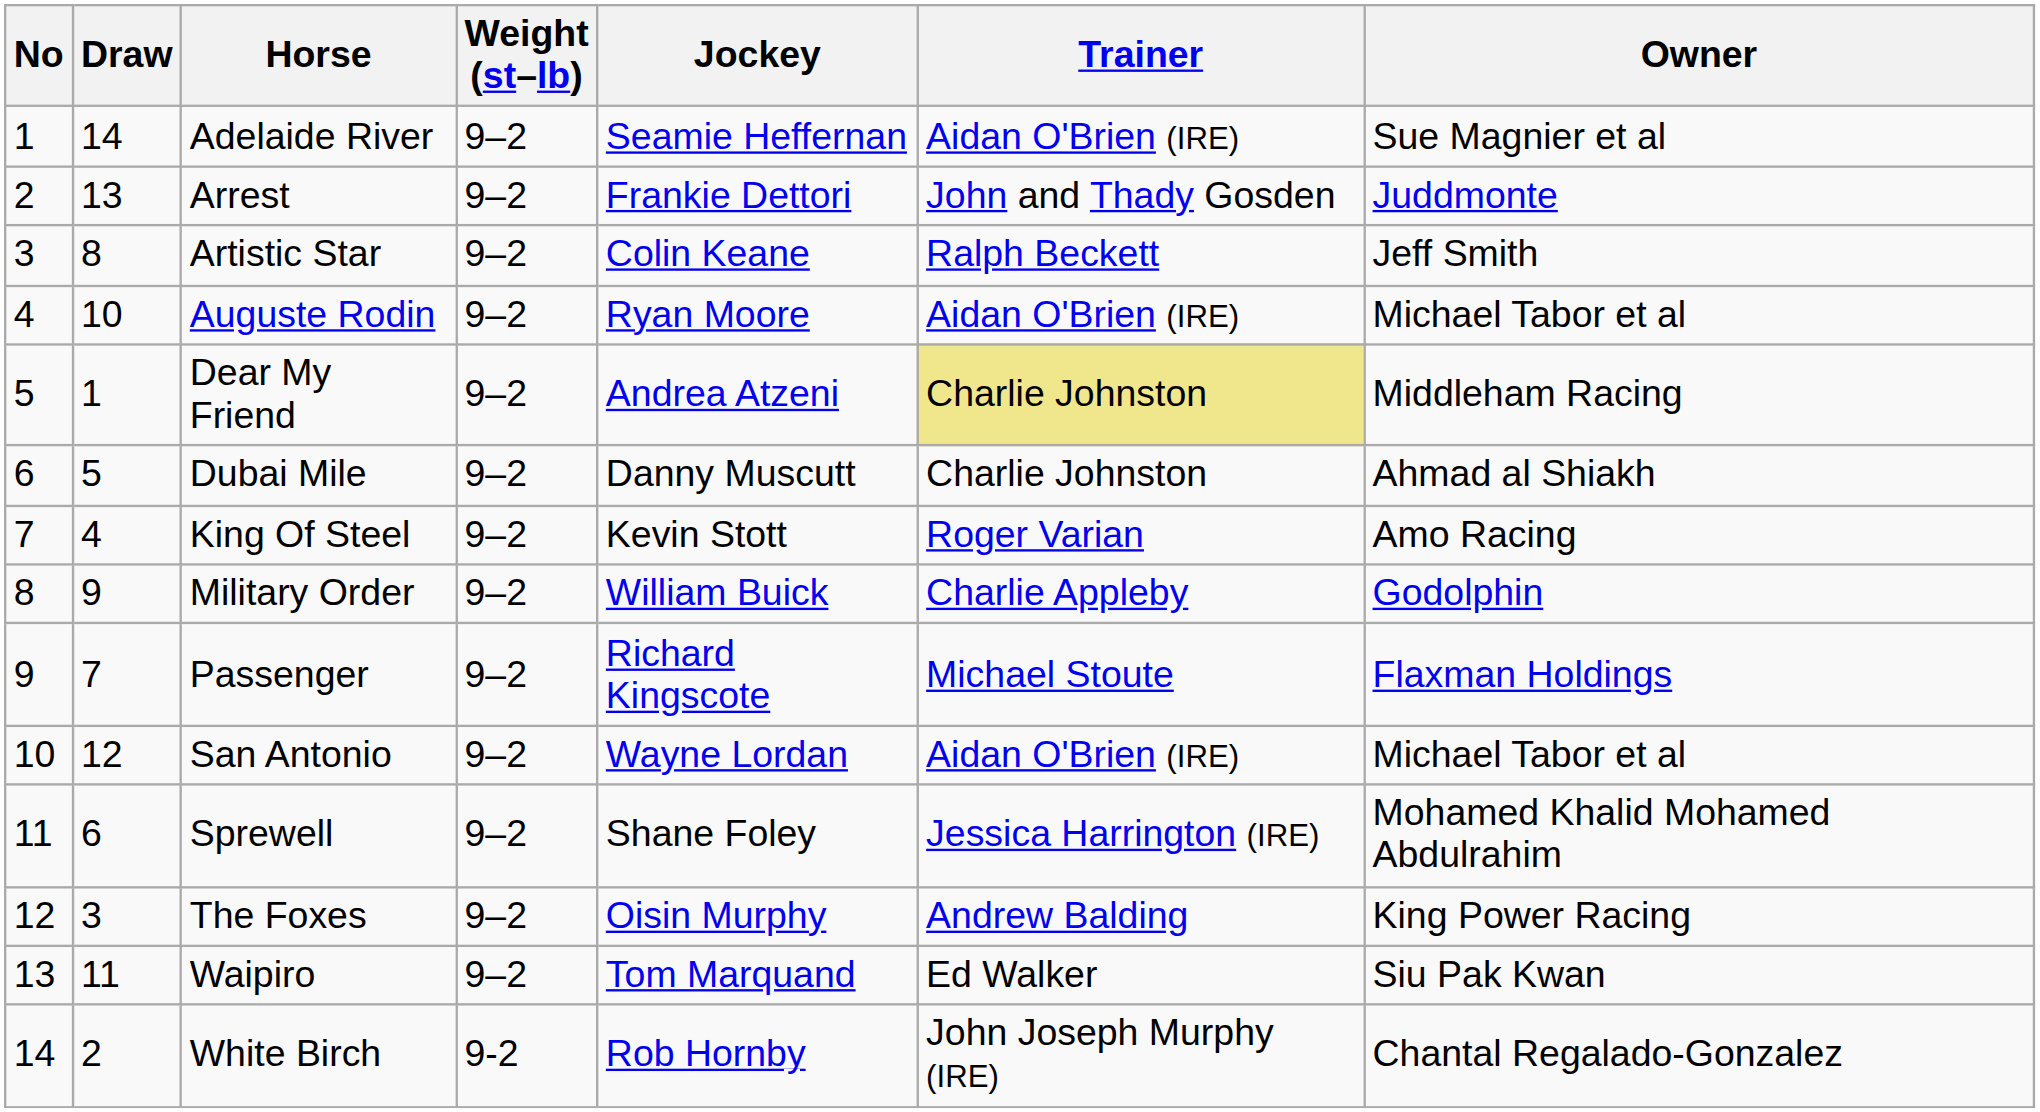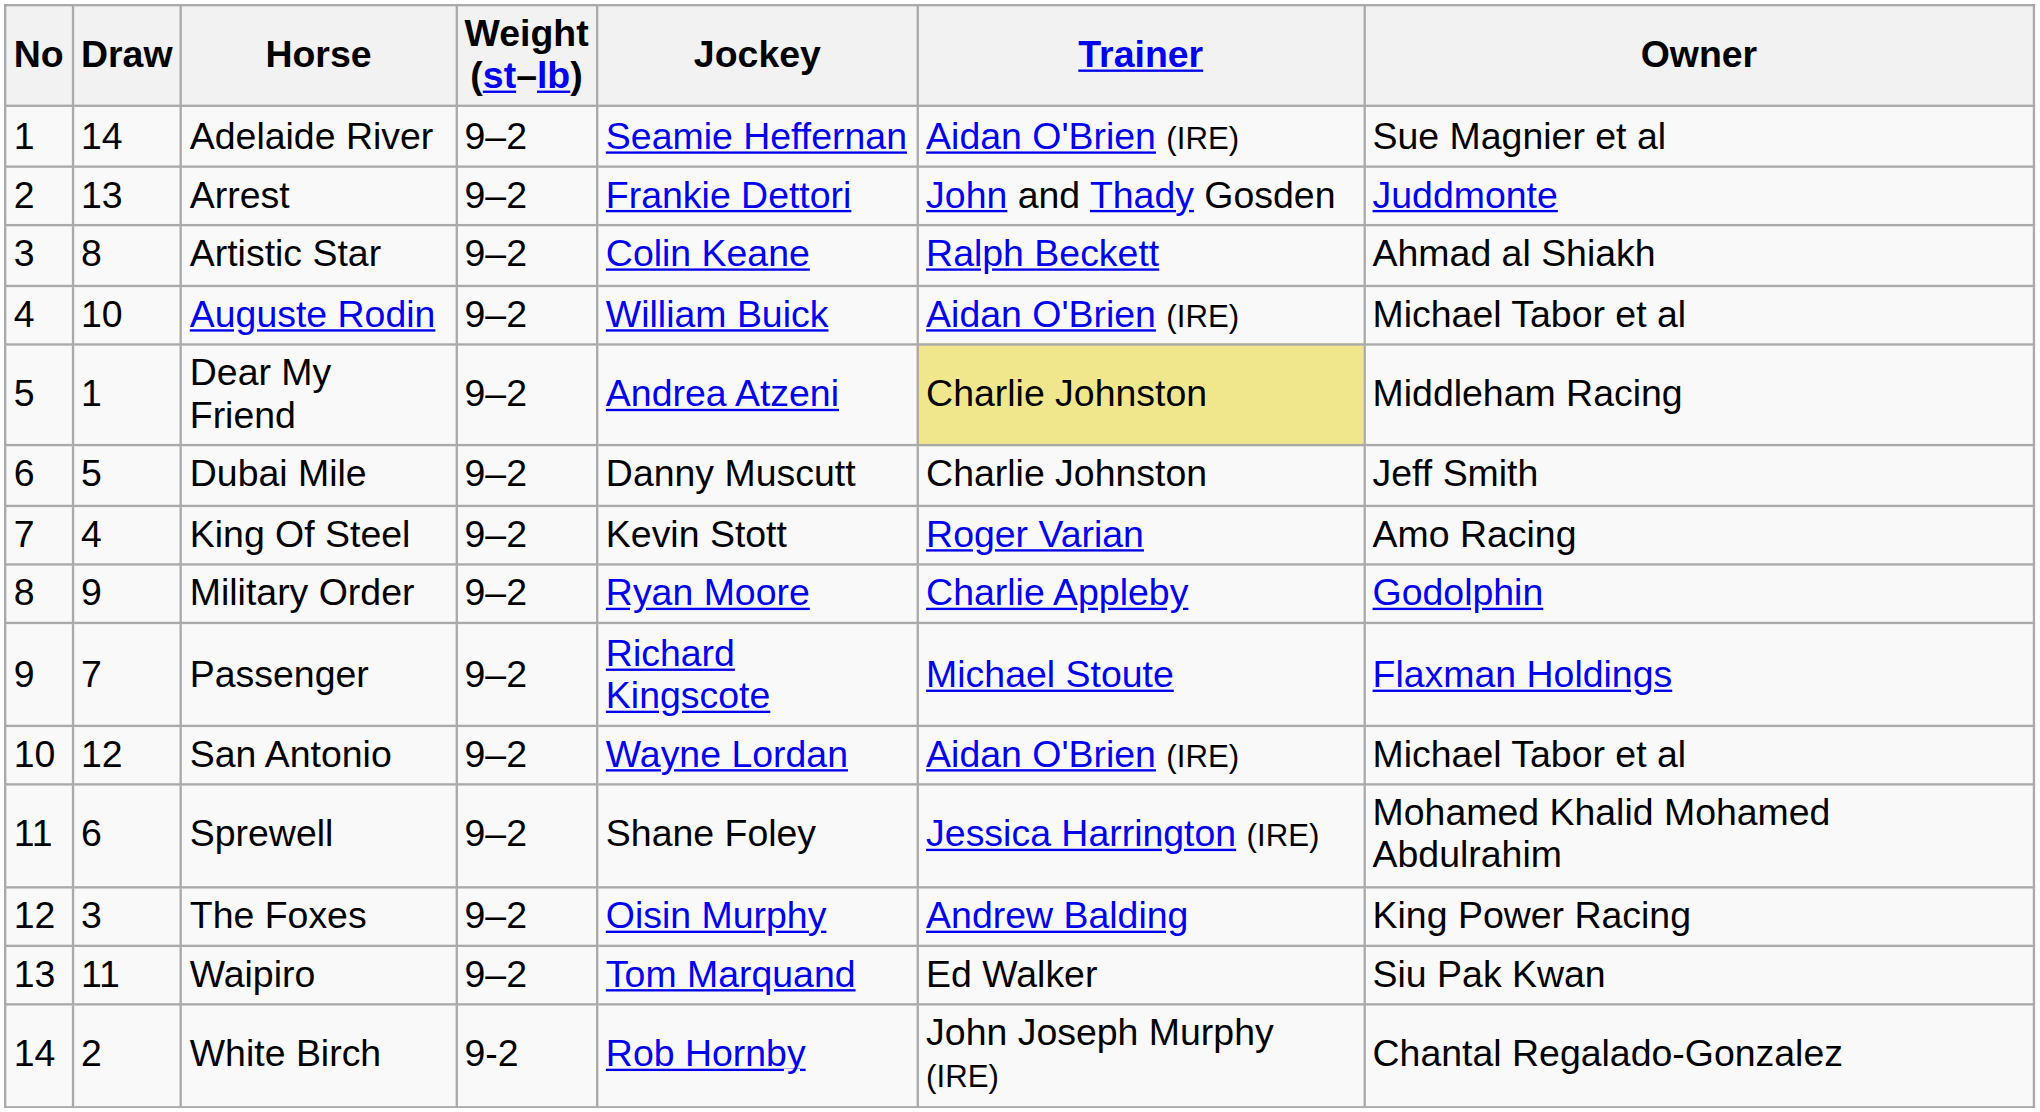(1455, 254) Jeff Smith -> (1514, 254) Ahmad al Shiakh
(708, 313) Ryan Moore -> (717, 313) William Buick
(1514, 474) Ahmad al Shiakh -> (1455, 474) Jeff Smith
(717, 593) William Buick -> (708, 593) Ryan Moore
